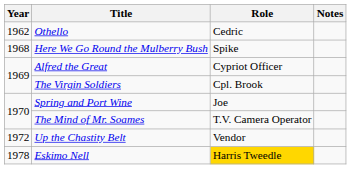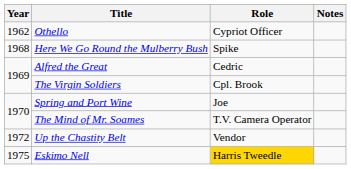(228, 31) Cedric -> (248, 31) Cypriot Officer
(248, 66) Cypriot Officer -> (228, 66) Cedric
(18, 155) 1978 -> (18, 155) 1975
